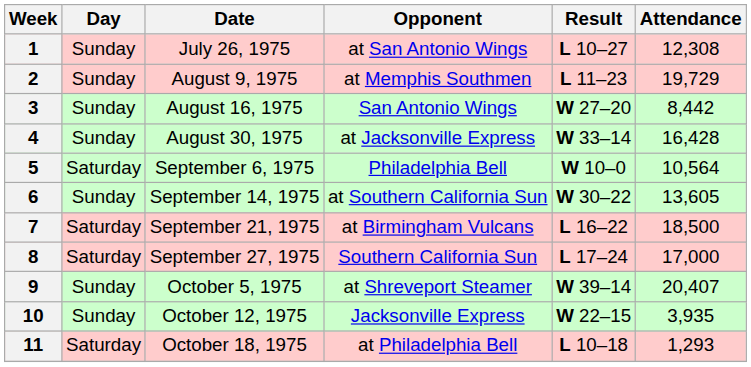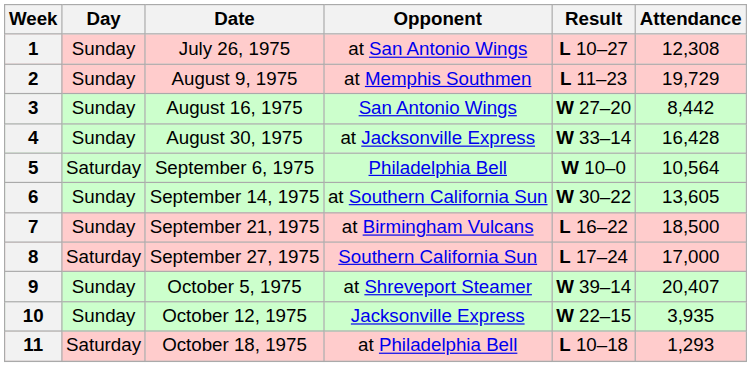(104, 227) Saturday -> (104, 227) Sunday
